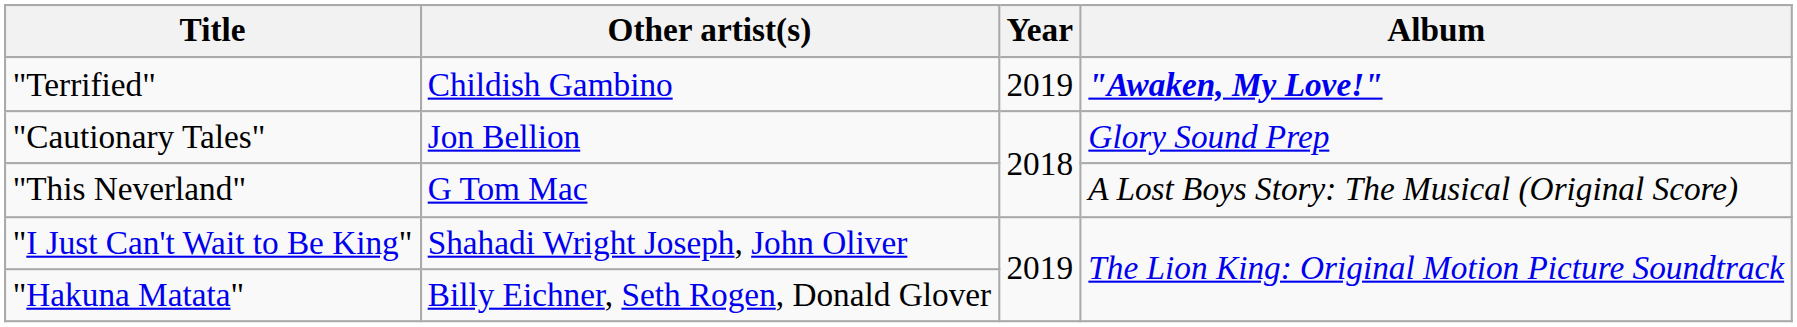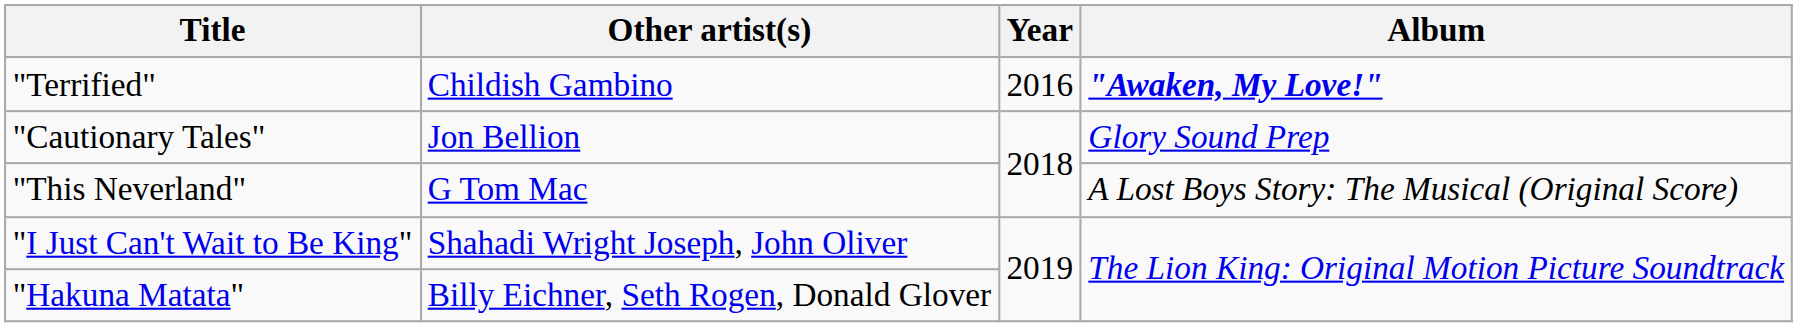(1040, 83) 2019 -> (1040, 83) 2016
